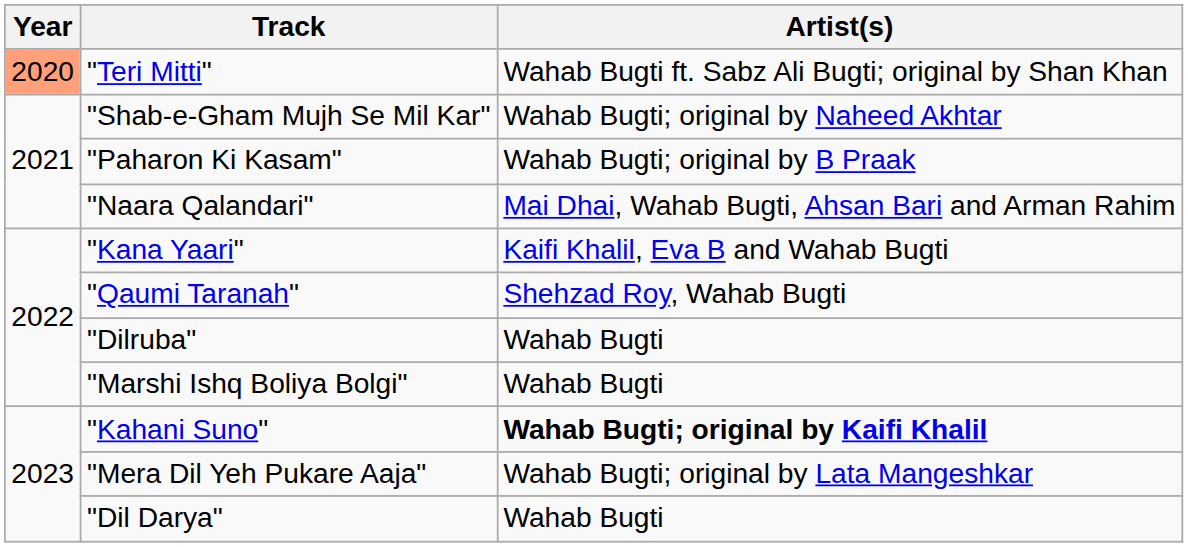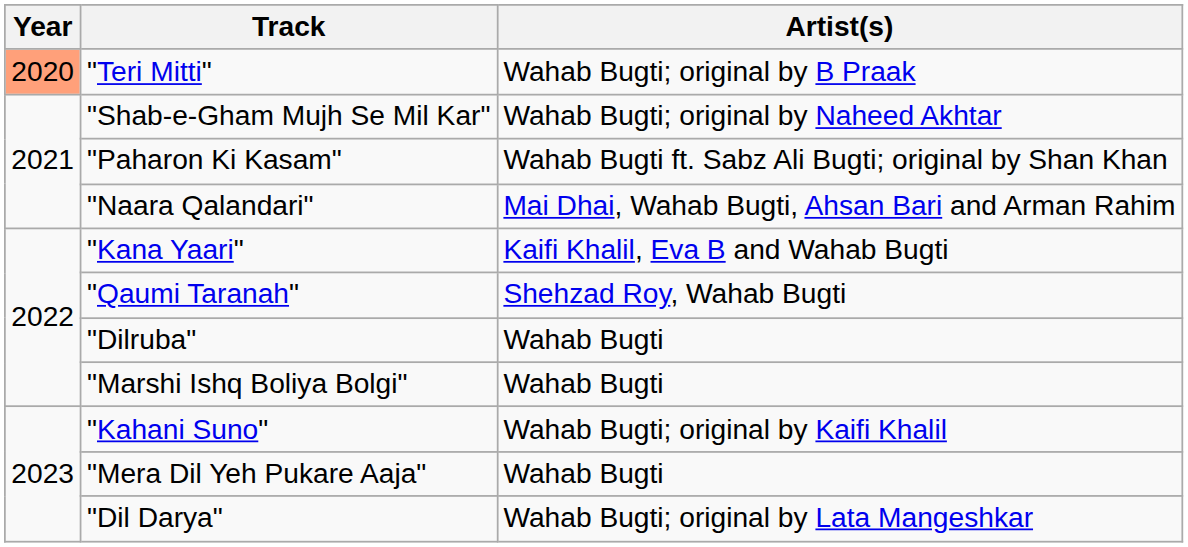(836, 71) Wahab Bugti ft. Sabz Ali Bugti; original by Shan Khan -> (709, 71) Wahab Bugti; original by B Praak
(709, 160) Wahab Bugti; original by B Praak -> (836, 160) Wahab Bugti ft. Sabz Ali Bugti; original by Shan Khan
(745, 428) bold -> (725, 428) normal
(768, 473) Wahab Bugti; original by Lata Mangeshkar -> (583, 473) Wahab Bugti
(583, 518) Wahab Bugti -> (768, 518) Wahab Bugti; original by Lata Mangeshkar
